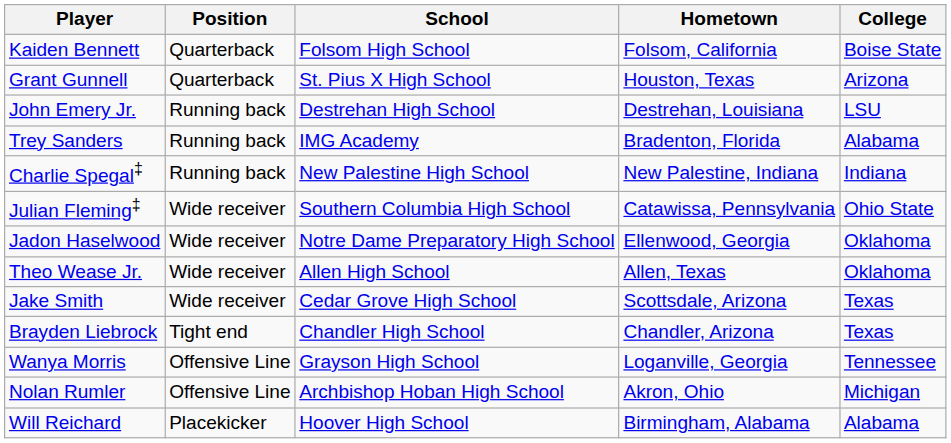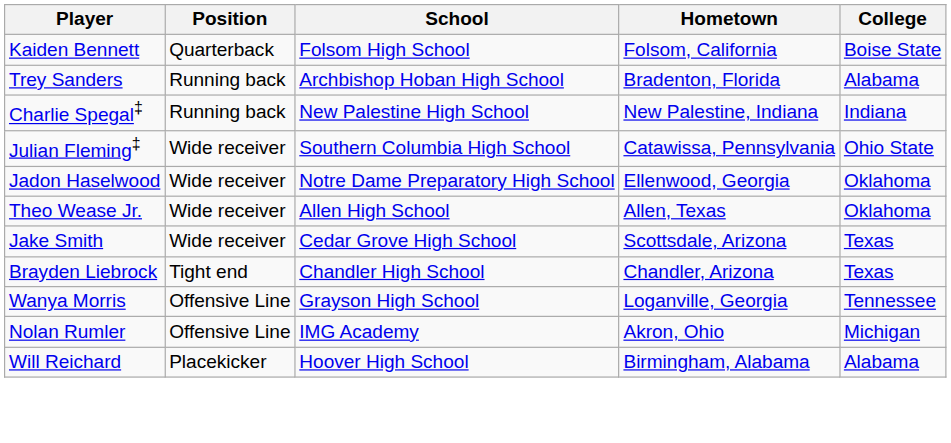- row: (68, 79)
- row: (72, 110)
(359, 140) IMG Academy -> (432, 79) Archbishop Hoban High School
(432, 392) Archbishop Hoban High School -> (359, 331) IMG Academy
